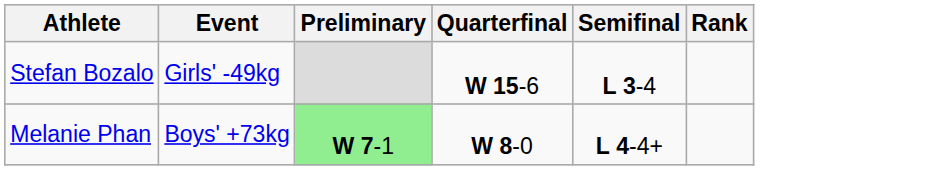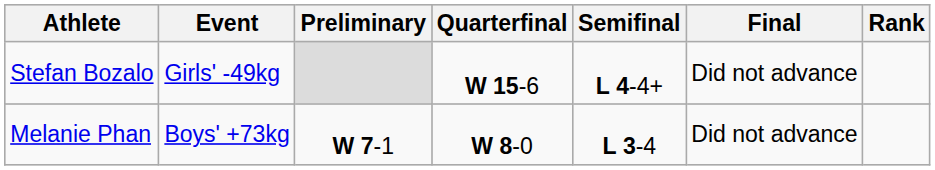+ column: (774, 23)
(629, 85) L 3-4 -> (629, 85) L 4-4+
(363, 147) lightgreen background -> (363, 147) no background
(629, 147) L 4-4+ -> (629, 147) L 3-4
